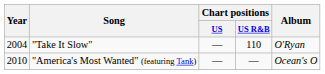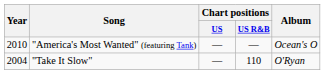rows swapped: (62, 45) <-> (114, 61)
